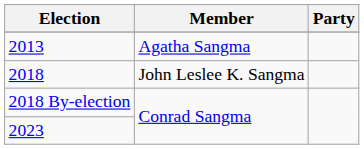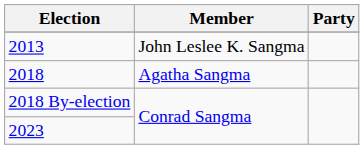(194, 46) Agatha Sangma -> (222, 46) John Leslee K. Sangma
(222, 74) John Leslee K. Sangma -> (194, 74) Agatha Sangma
